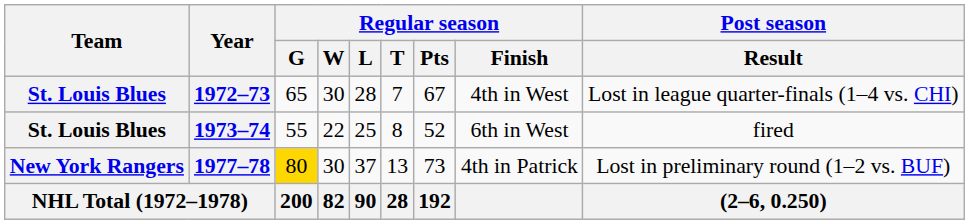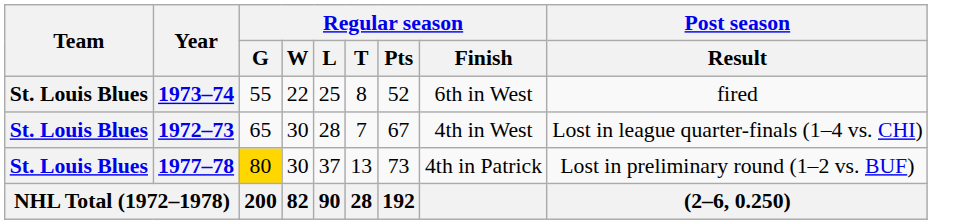rows swapped: (232, 94) <-> (232, 130)
(97, 165) New York Rangers -> (79, 165) St. Louis Blues
